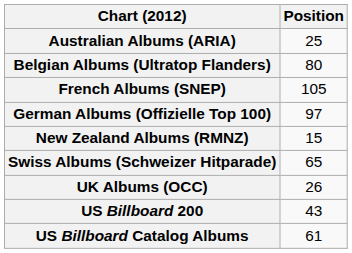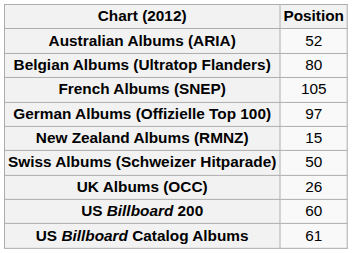(314, 41) 25 -> (314, 41) 52
(314, 162) 65 -> (314, 162) 50
(314, 211) 43 -> (314, 211) 60
